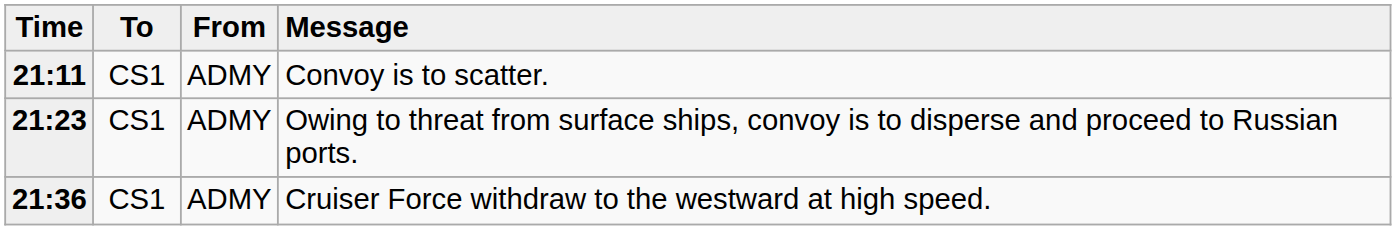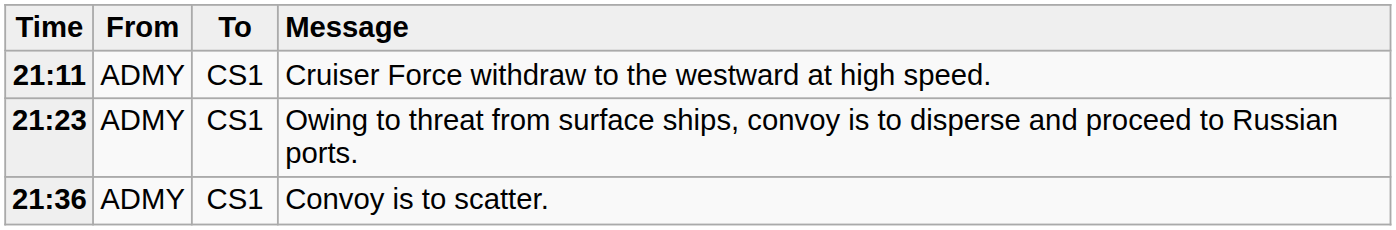columns swapped: (229, 27) <-> (137, 27)
(417, 74) Convoy is to scatter. -> (638, 74) Cruiser Force withdraw to the westward at high speed.
(638, 199) Cruiser Force withdraw to the westward at high speed. -> (417, 199) Convoy is to scatter.
